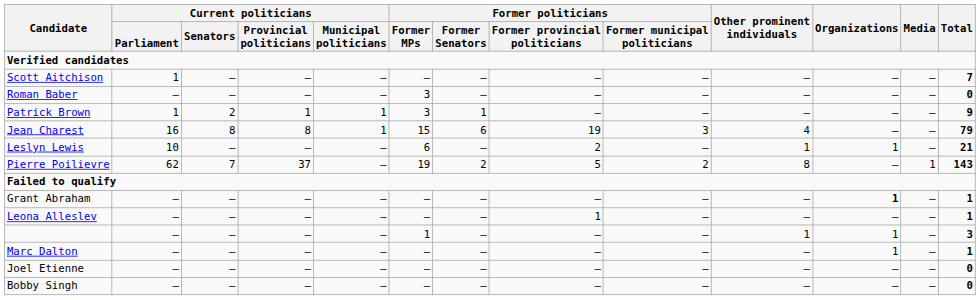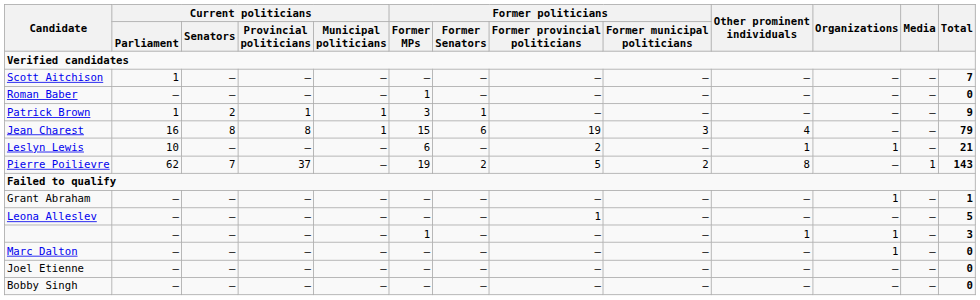(427, 95) 3 -> (427, 95) 1
(895, 199) bold -> (895, 199) normal
(970, 217) 1 -> (970, 217) 5
(970, 251) 1 -> (970, 251) 0
